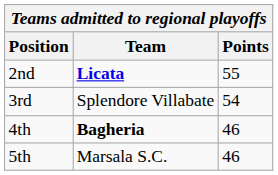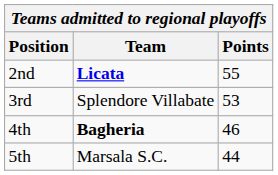(231, 101) 54 -> (231, 101) 53
(231, 156) 46 -> (231, 156) 44
